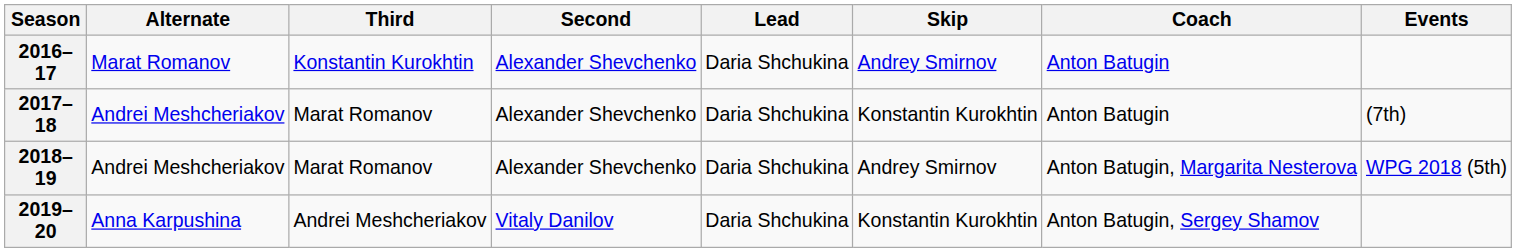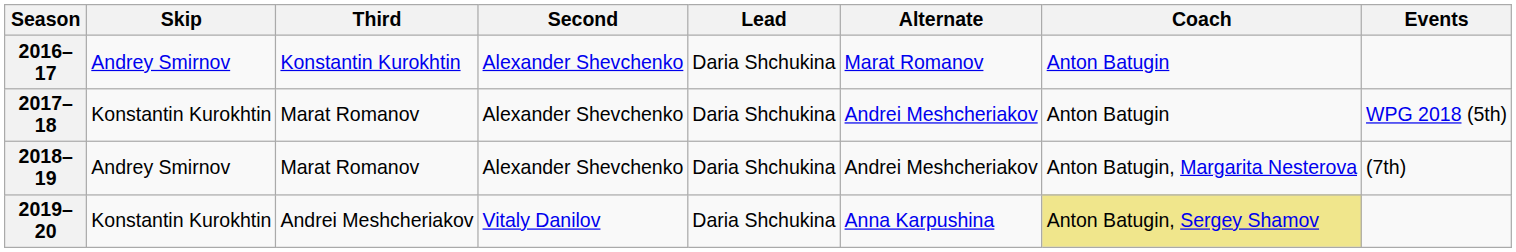columns swapped: (948, 19) <-> (188, 19)
(1386, 114) (7th) -> (1437, 114) WPG 2018 (5th)
(1437, 167) WPG 2018 (5th) -> (1386, 167) (7th)
(1183, 220) no background -> (1183, 220) khaki background
